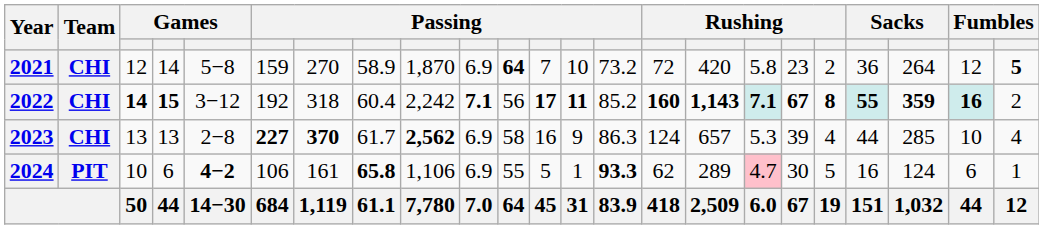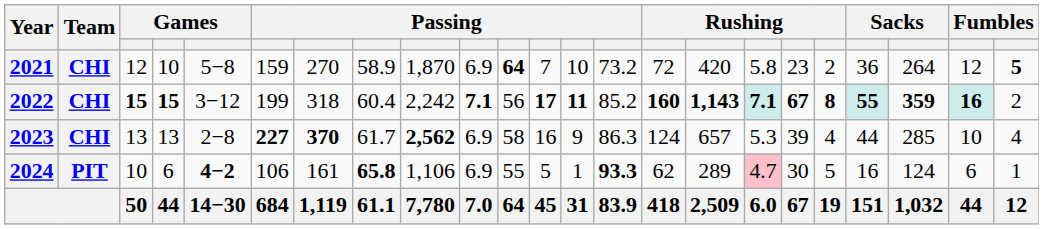(168, 66) 14 -> (168, 66) 10
(136, 101) 14 -> (136, 101) 15
(272, 101) 192 -> (272, 101) 199
